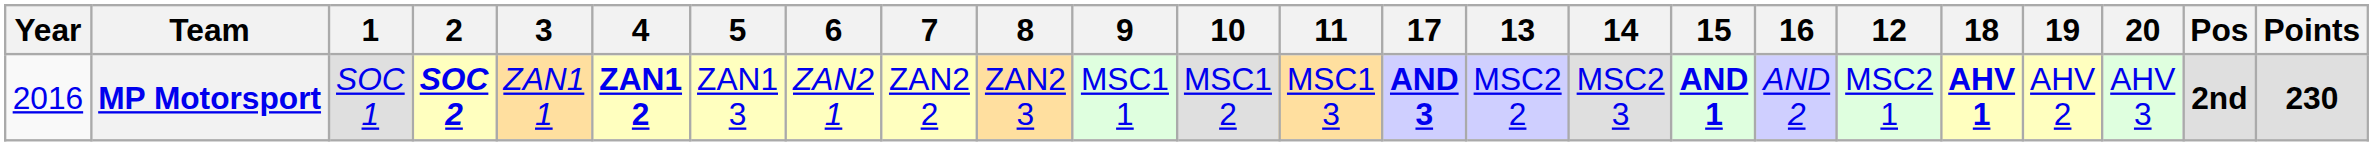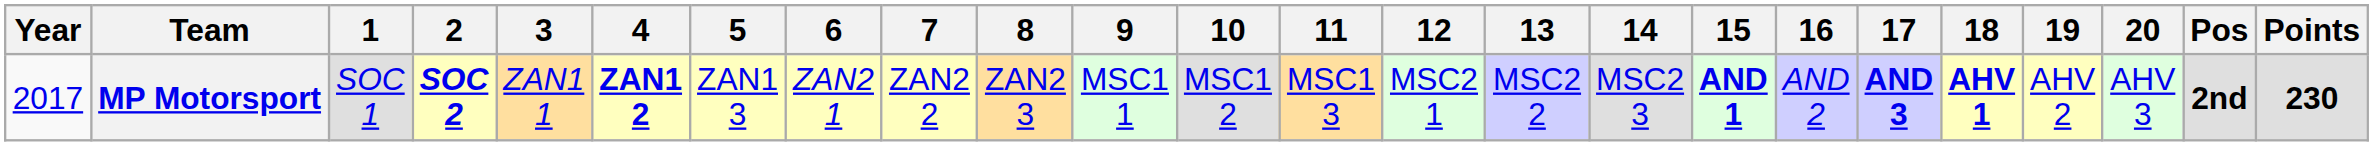columns swapped: (1889, 30) <-> (1424, 30)
(48, 97) 2016 -> (48, 97) 2017
